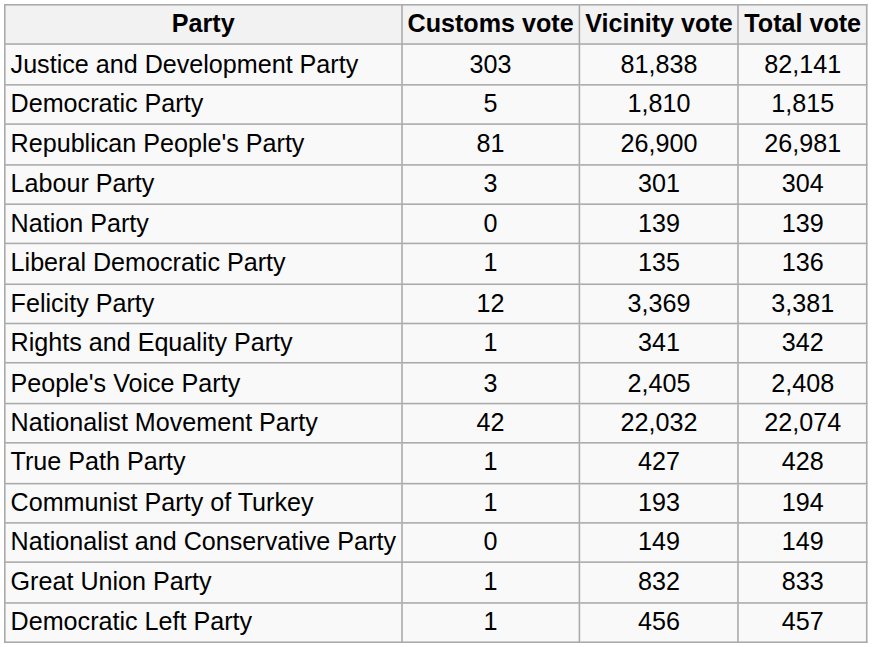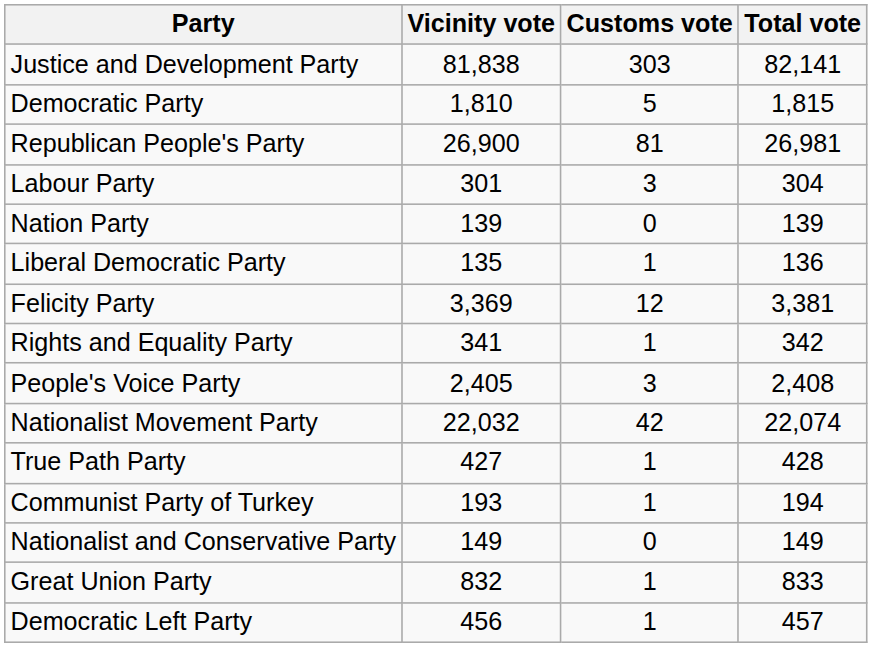columns swapped: (659, 24) <-> (491, 24)
